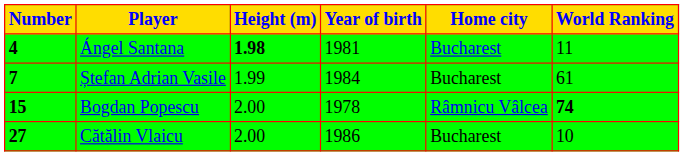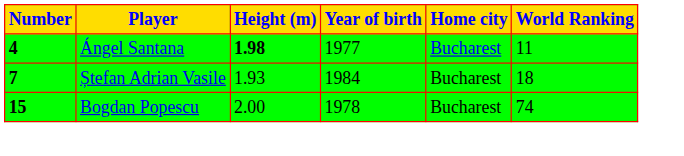(342, 48) 1981 -> (342, 48) 1977
(250, 77) 1.99 -> (250, 77) 1.93
(565, 77) 61 -> (525, 77) 18
(489, 106) Râmnicu Vâlcea -> (466, 106) Bucharest
(565, 106) bold -> (525, 106) normal
- row: (131, 136)
